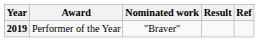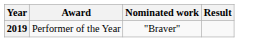- column: (244, 12)
